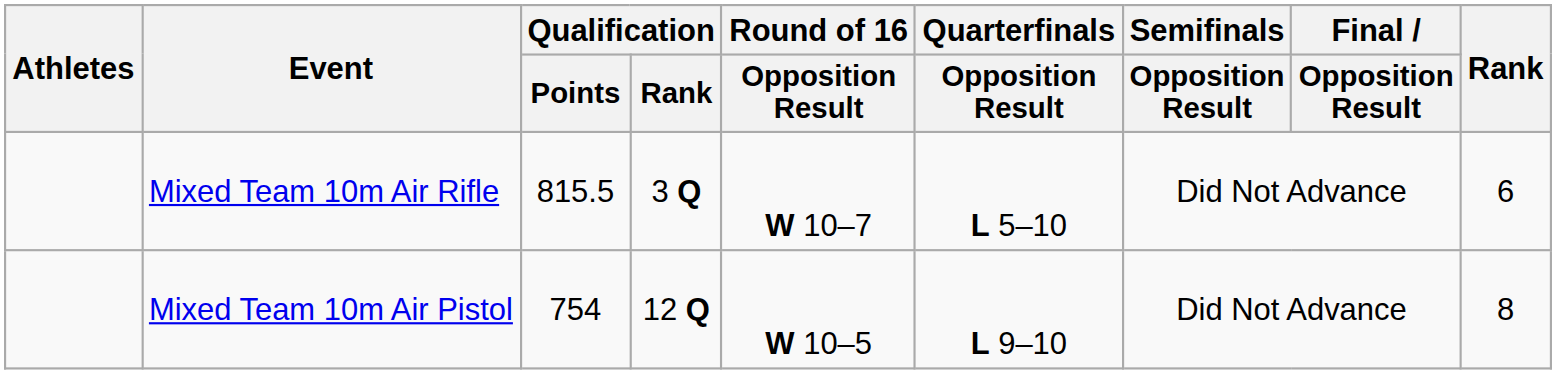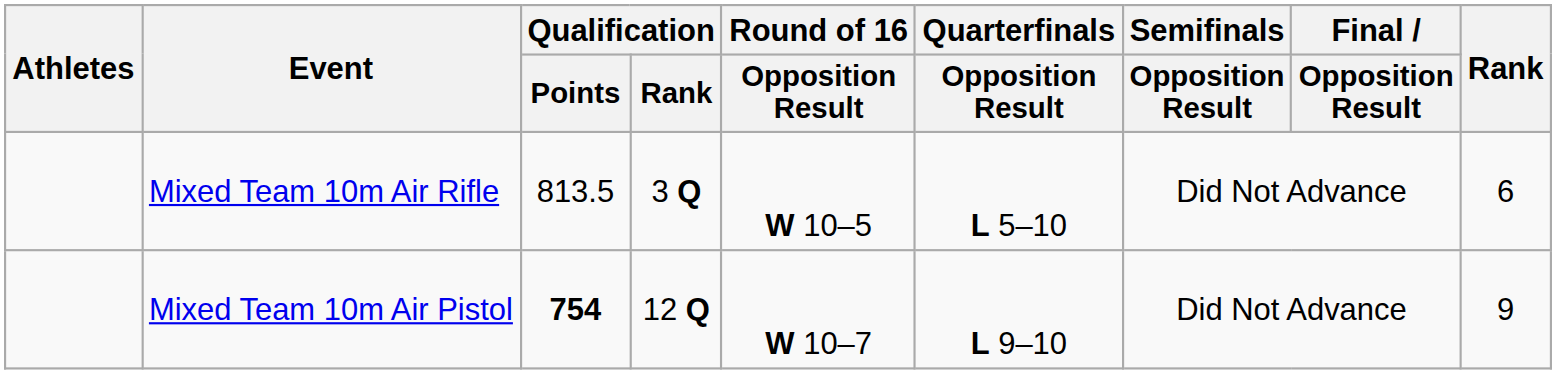(575, 192) 815.5 -> (575, 192) 813.5
(819, 226) W 10–7 -> (819, 226) W 10–5
(575, 309) normal -> (575, 309) bold
(819, 344) W 10–5 -> (819, 344) W 10–7
(1506, 309) 8 -> (1506, 309) 9
